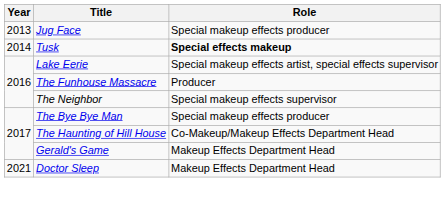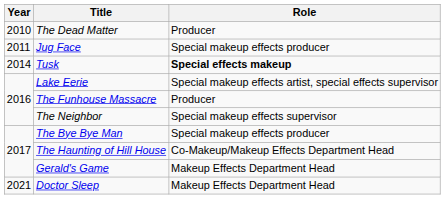+ row: (77, 30)
(19, 30) 2013 -> (19, 47) 2011
